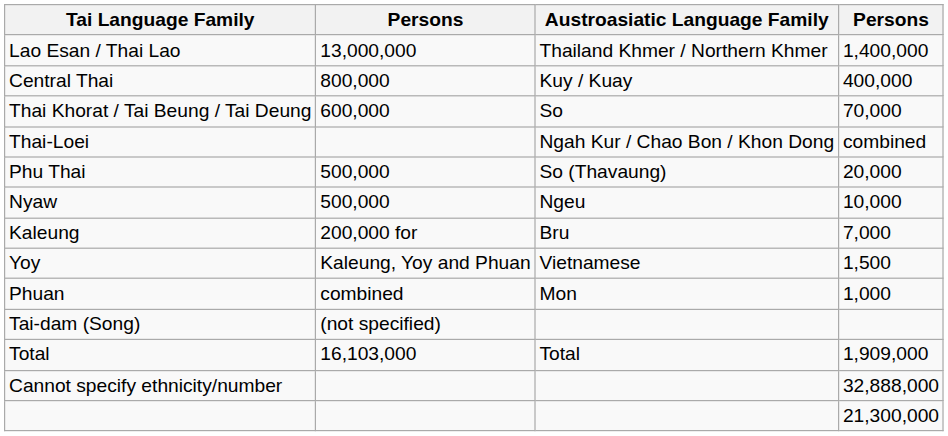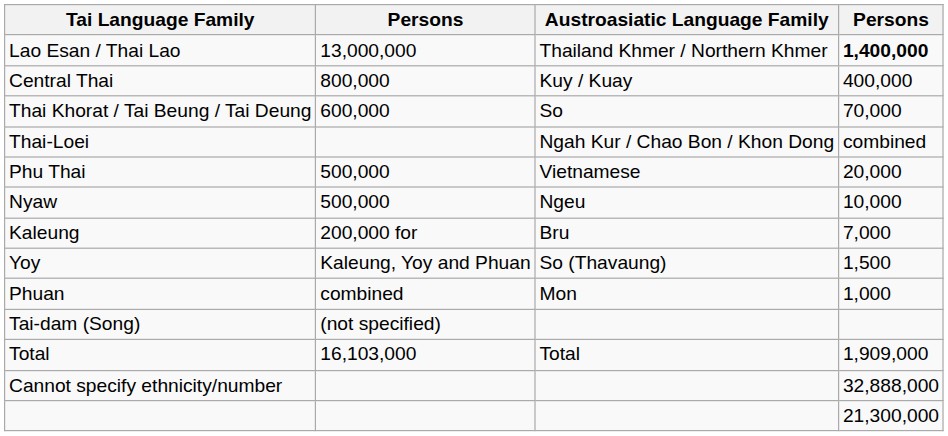(886, 50) normal -> (886, 50) bold
(603, 171) So (Thavaung) -> (590, 171) Vietnamese
(590, 263) Vietnamese -> (603, 263) So (Thavaung)
